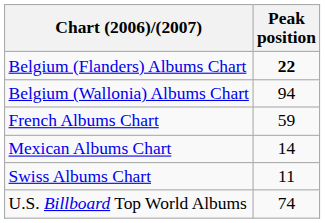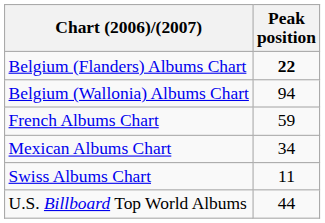(286, 148) 14 -> (286, 148) 34
(286, 203) 74 -> (286, 203) 44
